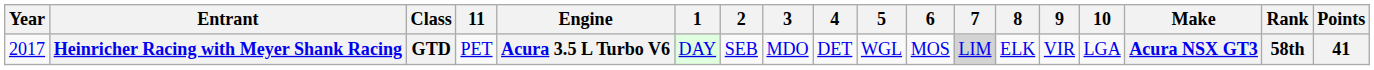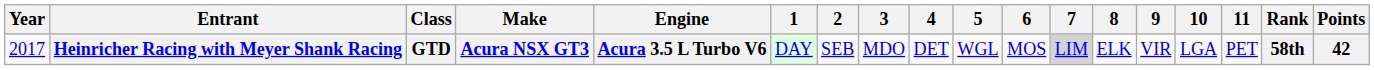columns swapped: (1194, 19) <-> (476, 19)
(1341, 48) 41 -> (1341, 48) 42
